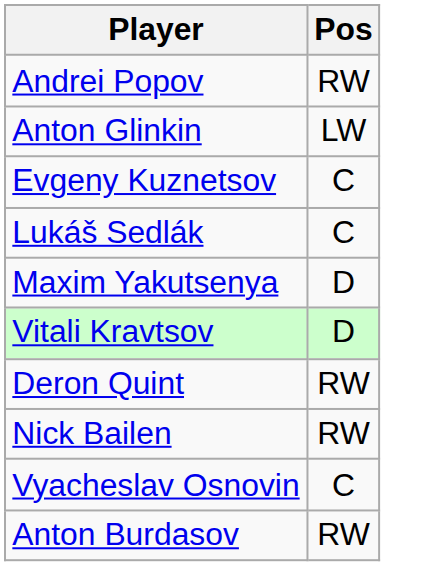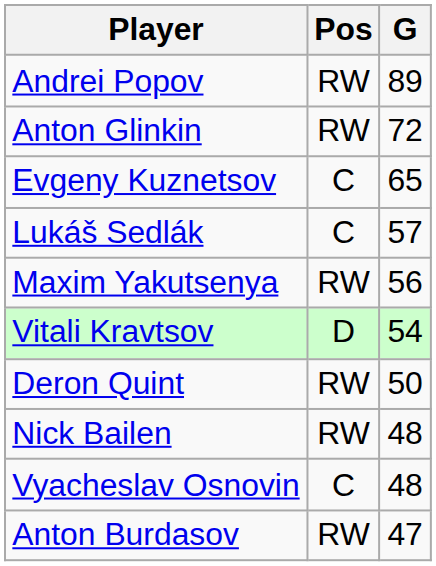+ column: (405, 29)
(344, 130) LW -> (344, 130) RW
(344, 282) D -> (344, 282) RW
